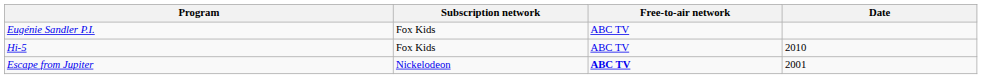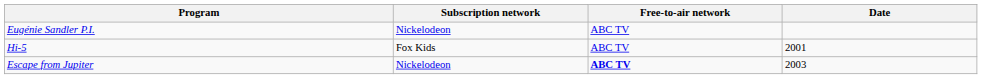(416, 30) Fox Kids -> (423, 30) Nickelodeon
(796, 47) 2010 -> (796, 47) 2001
(796, 65) 2001 -> (796, 65) 2003
